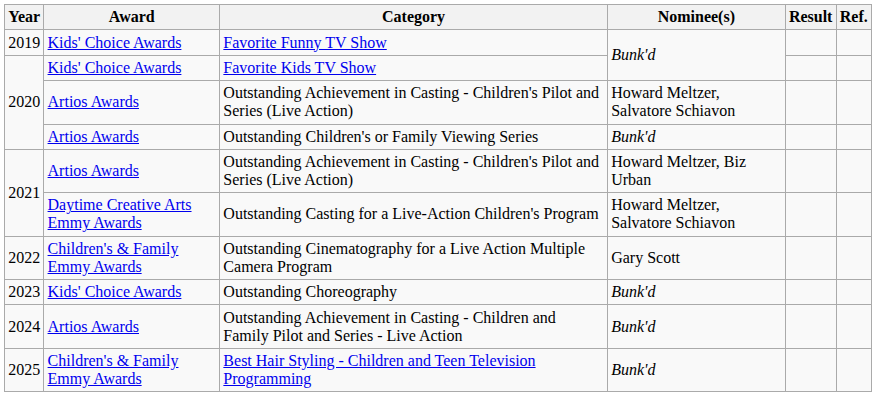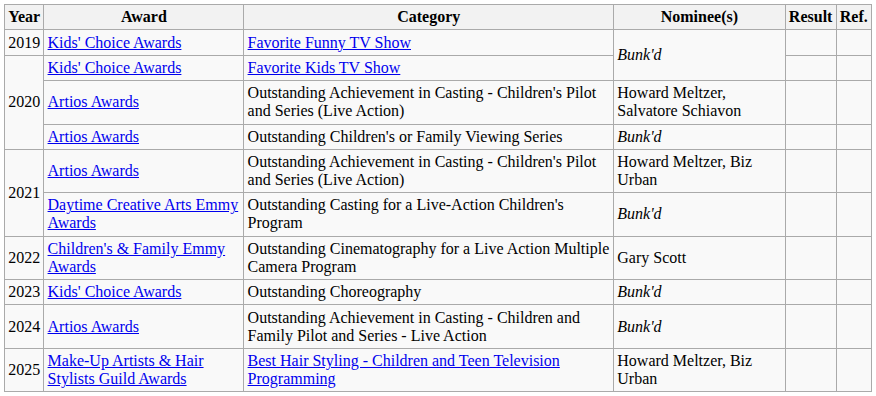(673, 214) Howard Meltzer, Salvatore Schiavon -> (639, 214) Bunk'd
(113, 369) Children's & Family Emmy Awards -> (126, 369) Make-Up Artists & Hair Stylists Guild Awards
(633, 369) Bunk'd -> (685, 369) Howard Meltzer, Biz Urban
